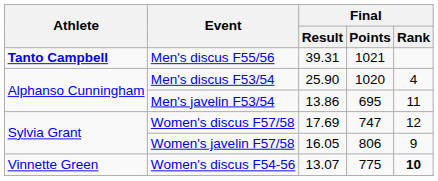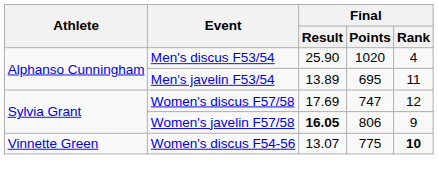- row: (213, 58)
(322, 101) 13.86 -> (322, 80) 13.89
(322, 144) normal -> (322, 122) bold
